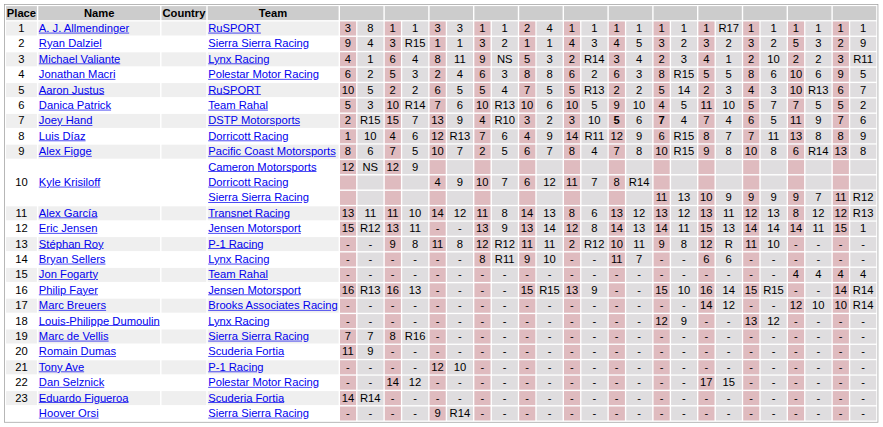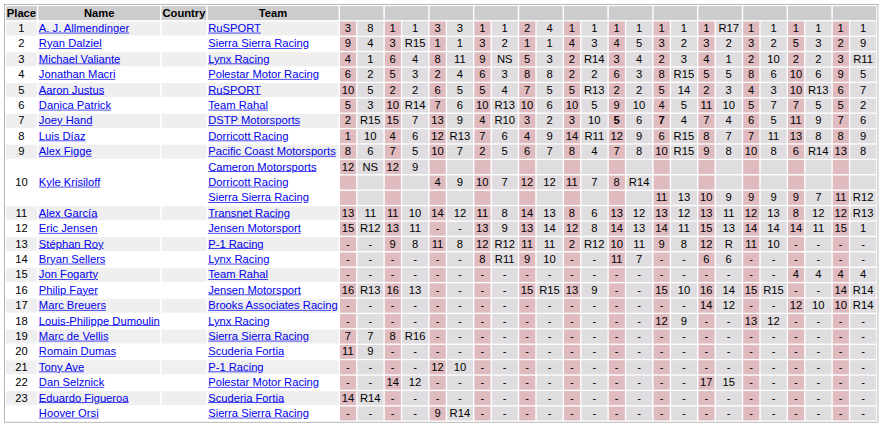(572, 74) 6 -> (572, 74) 2
(527, 182) 6 -> (527, 182) 12
